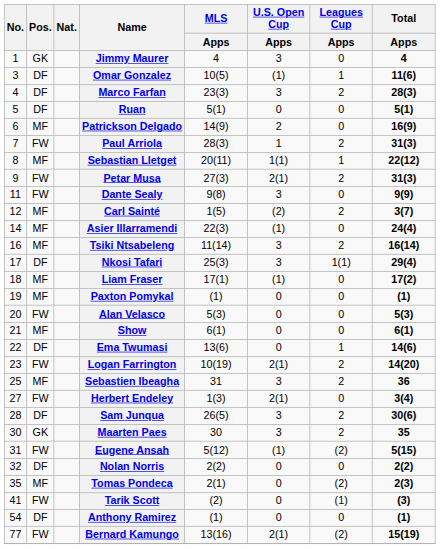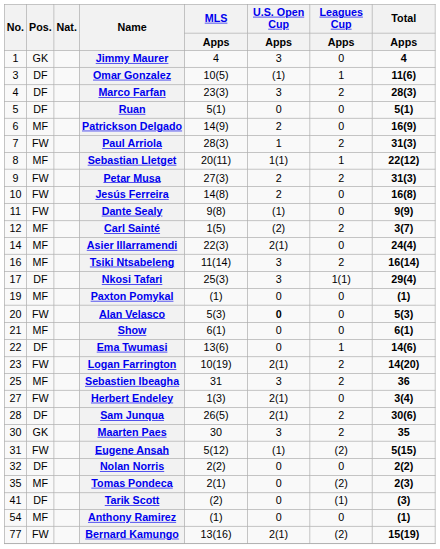(279, 178) 2(1) -> (279, 178) 2
+ row: (132, 195)
(279, 195) 3 -> (279, 212) (1)
(279, 229) (1) -> (279, 246) 2(1)
- row: (132, 280)
(279, 314) normal -> (279, 314) bold
(279, 416) 3 -> (279, 416) 2(1)
(40, 501) FW -> (40, 501) DF
(40, 518) DF -> (40, 518) MF
